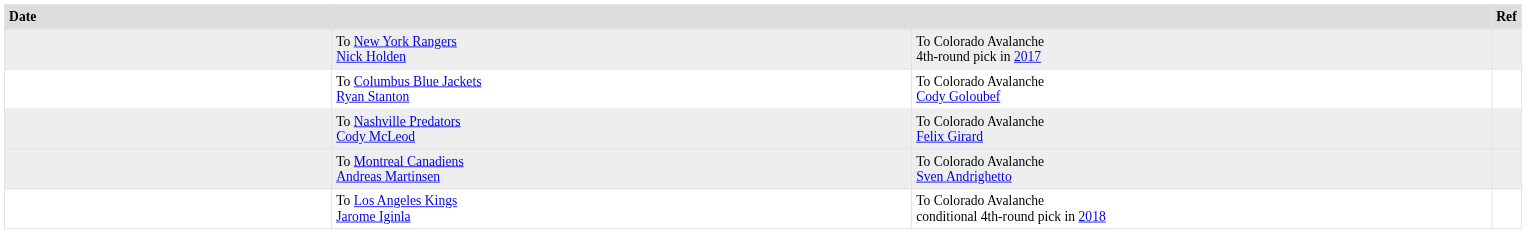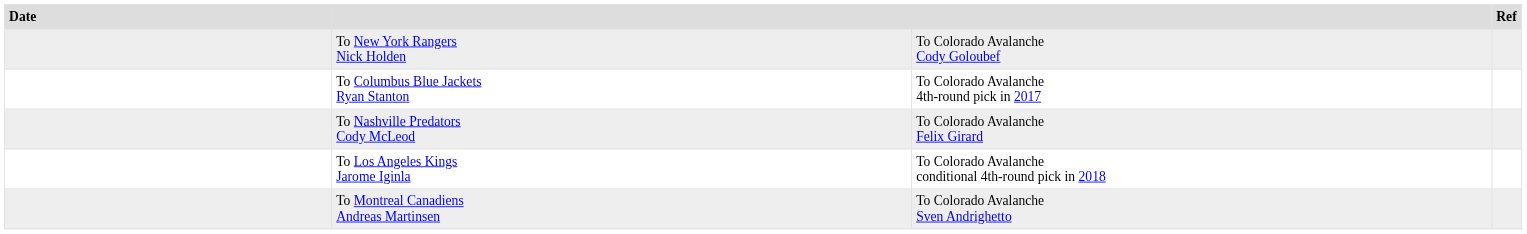(980, 49) To Colorado Avalanche 4th-round pick in 2017 -> (980, 49) To Colorado Avalanche Cody Goloubef
(980, 89) To Colorado Avalanche Cody Goloubef -> (980, 89) To Colorado Avalanche 4th-round pick in 2017
rows swapped: (397, 208) <-> (400, 168)
